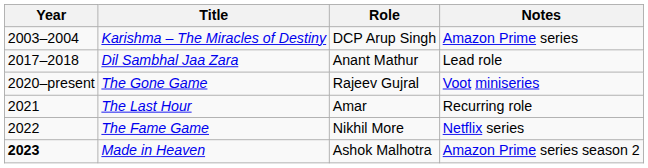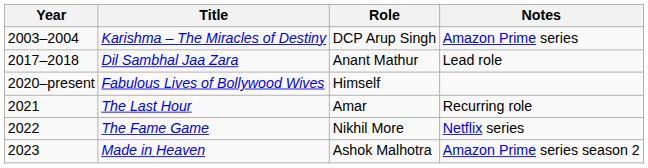- row: (154, 83)
+ row: (213, 83)
(24, 151) bold -> (24, 151) normal
